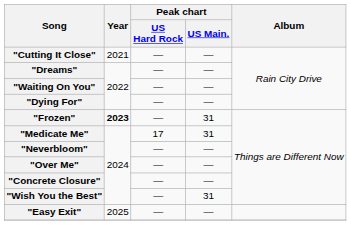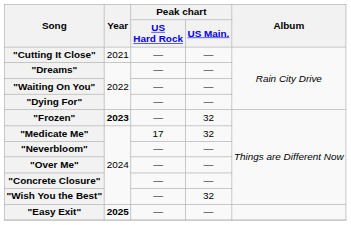(208, 117) 31 -> (208, 117) 32
(208, 133) 31 -> (208, 133) 32
(208, 196) 31 -> (208, 196) 32
(118, 212) normal -> (118, 212) bold
